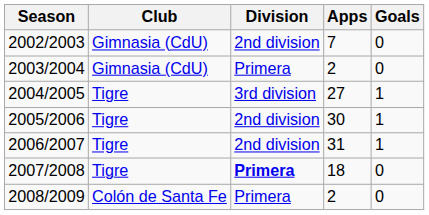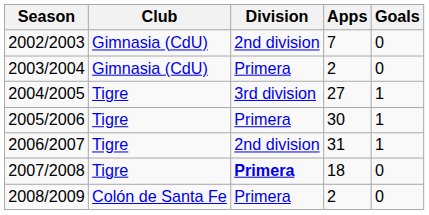(277, 119) 2nd division -> (263, 119) Primera
